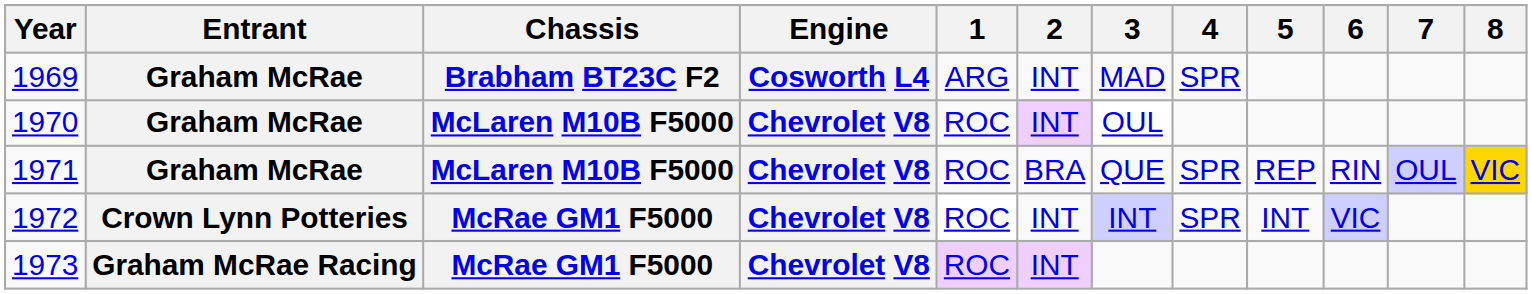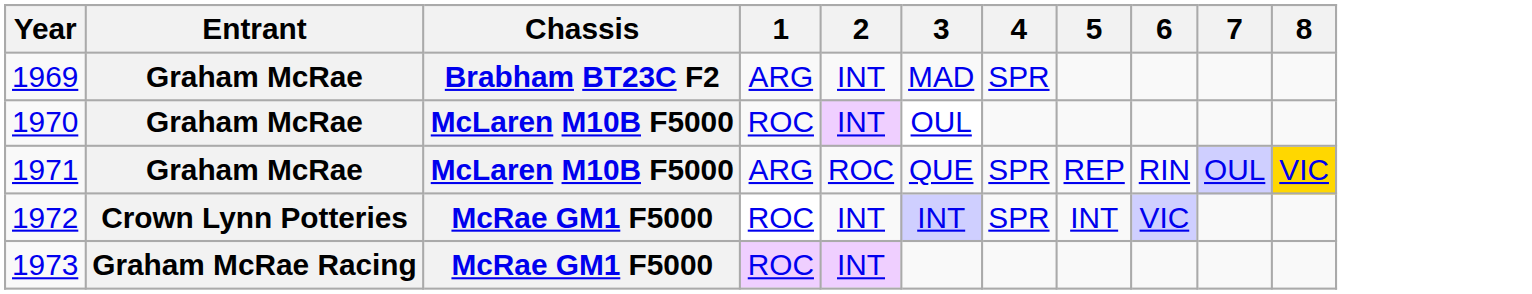- column: (839, 29)
(977, 170) ROC -> (781, 170) ARG
(1055, 170) BRA -> (861, 170) ROC
